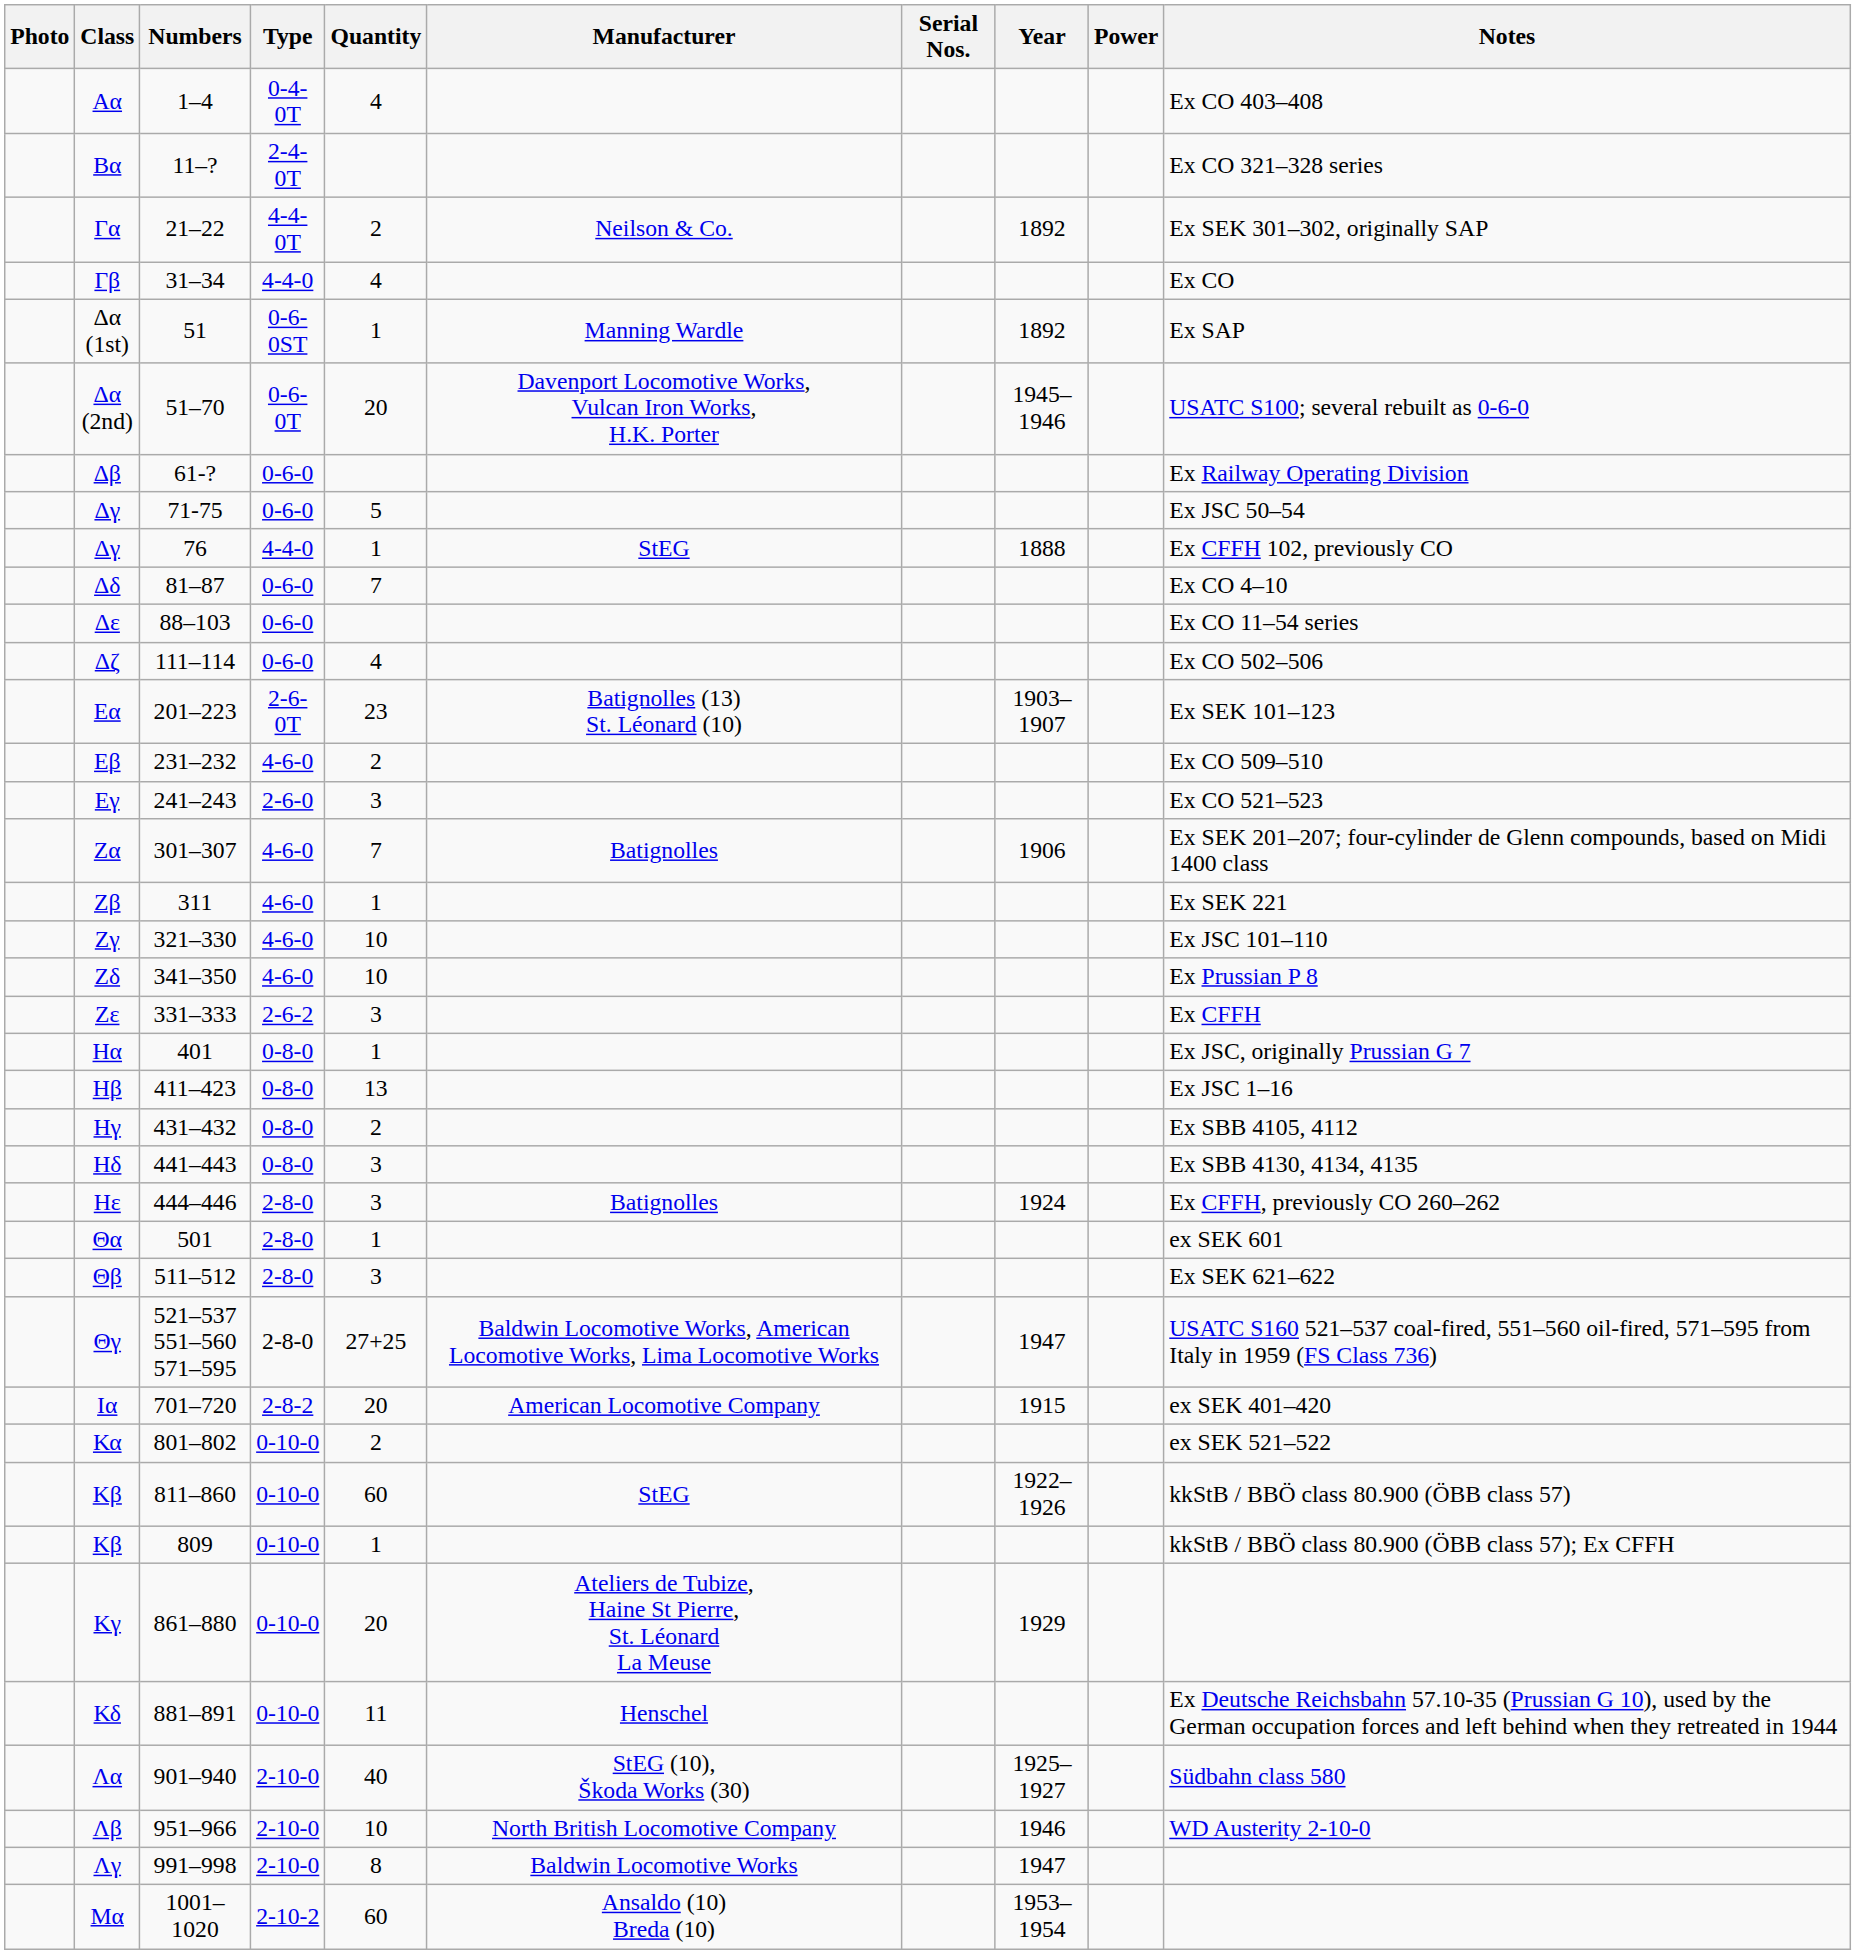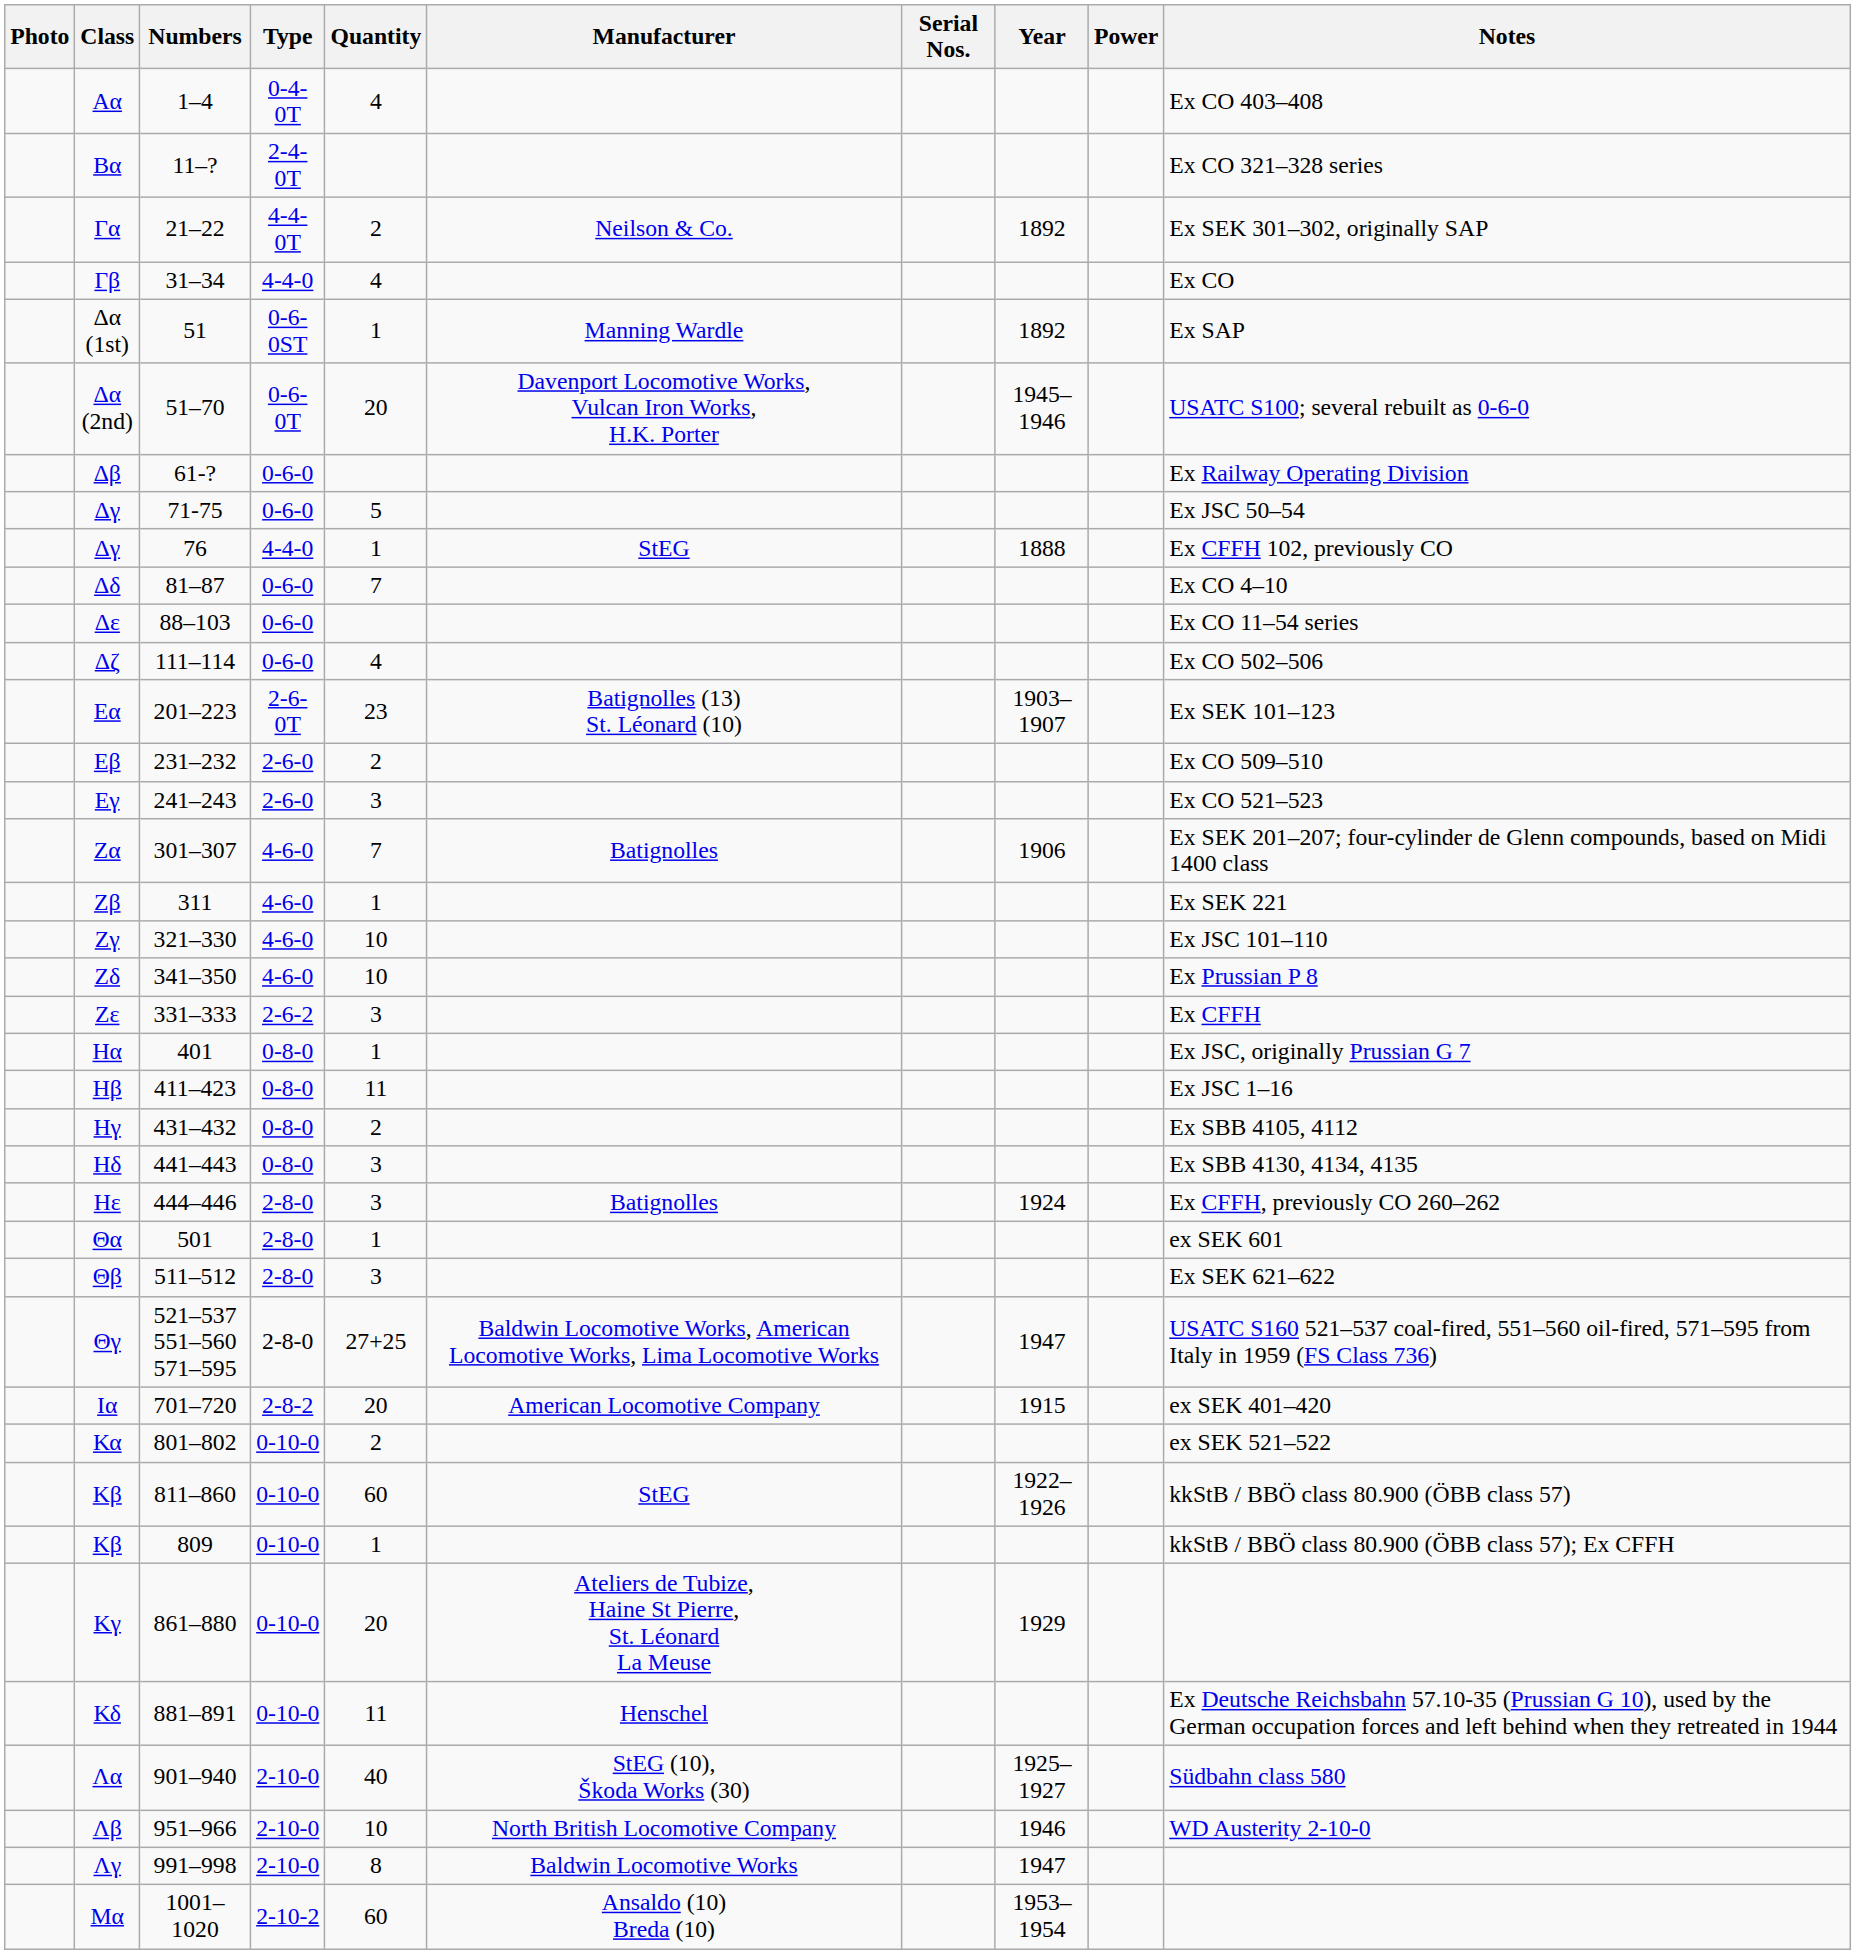(288, 762) 4-6-0 -> (288, 762) 2-6-0
(376, 1089) 13 -> (376, 1089) 11
